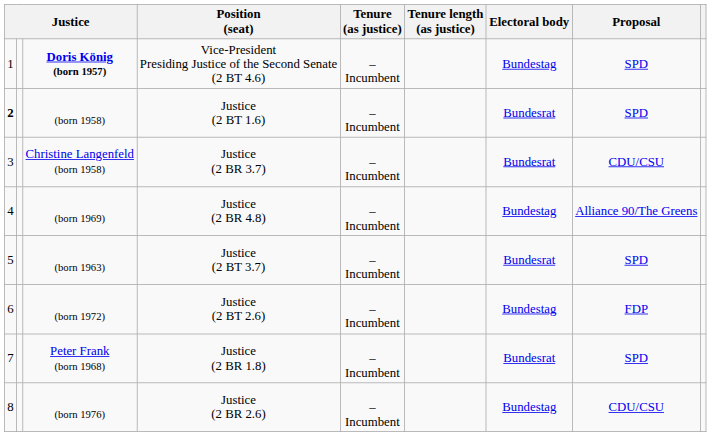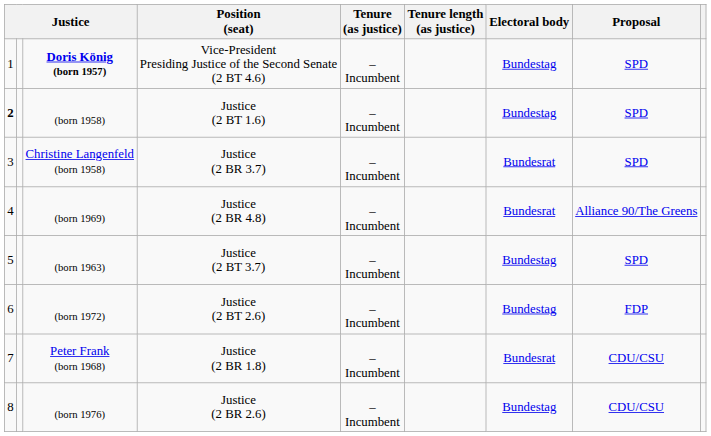(529, 112) Bundesrat -> (529, 112) Bundestag
(636, 161) CDU/CSU -> (636, 161) SPD
(529, 211) Bundestag -> (529, 211) Bundesrat
(529, 260) Bundesrat -> (529, 260) Bundestag
(636, 358) SPD -> (636, 358) CDU/CSU
